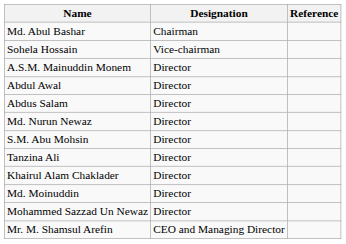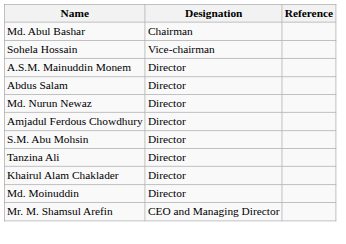- row: (34, 85)
+ row: (75, 121)
- row: (77, 211)
